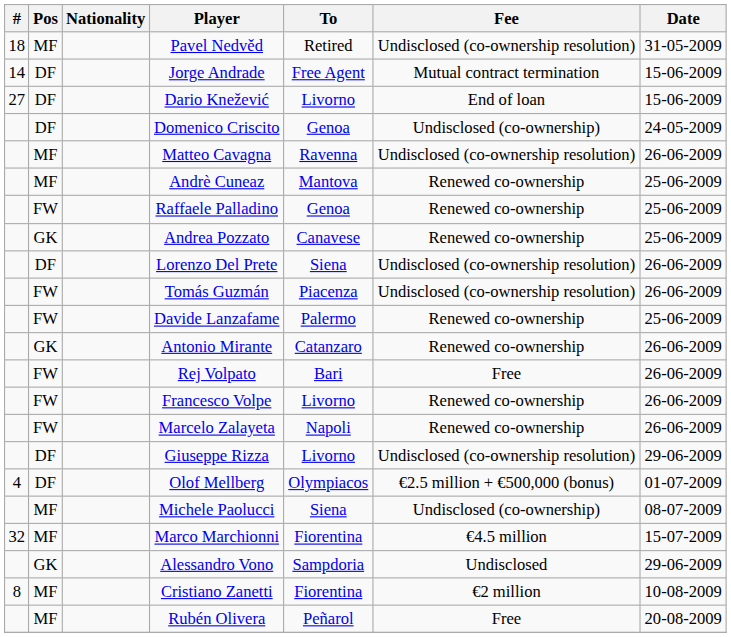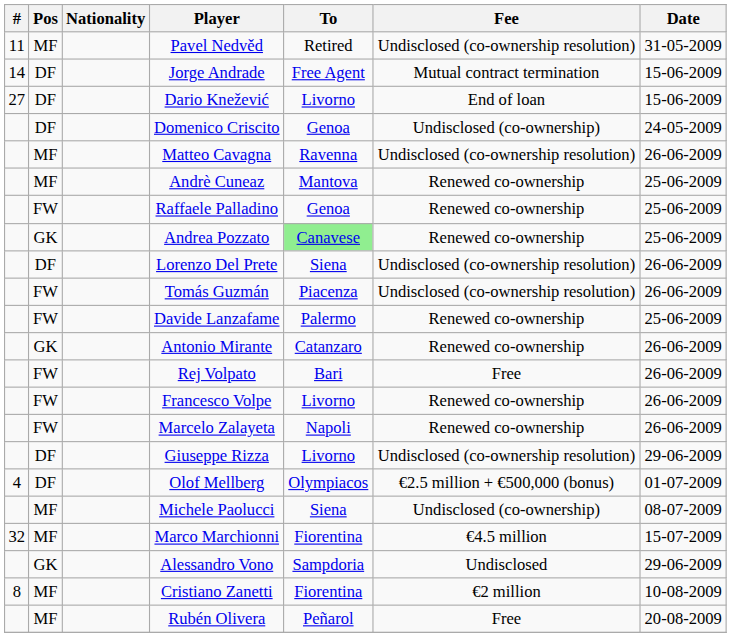(17, 45) 18 -> (17, 45) 11
(328, 236) no background -> (328, 236) lightgreen background
